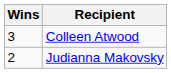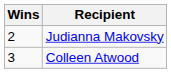rows swapped: (92, 36) <-> (105, 57)
